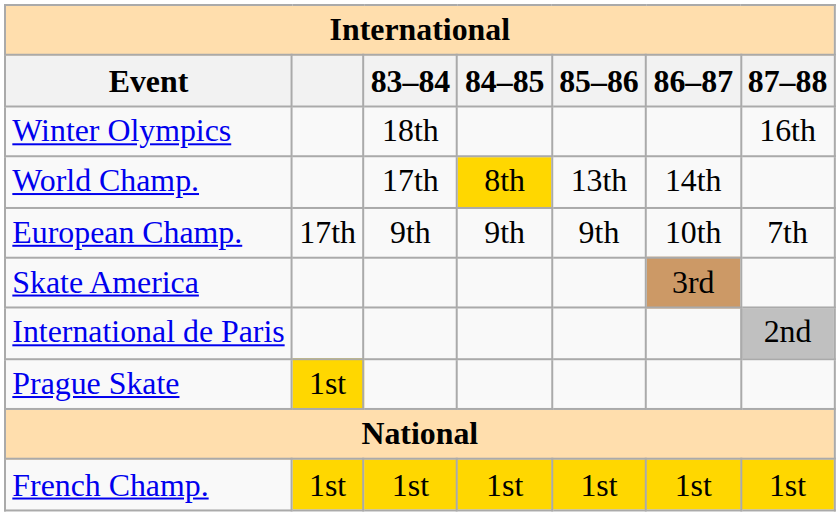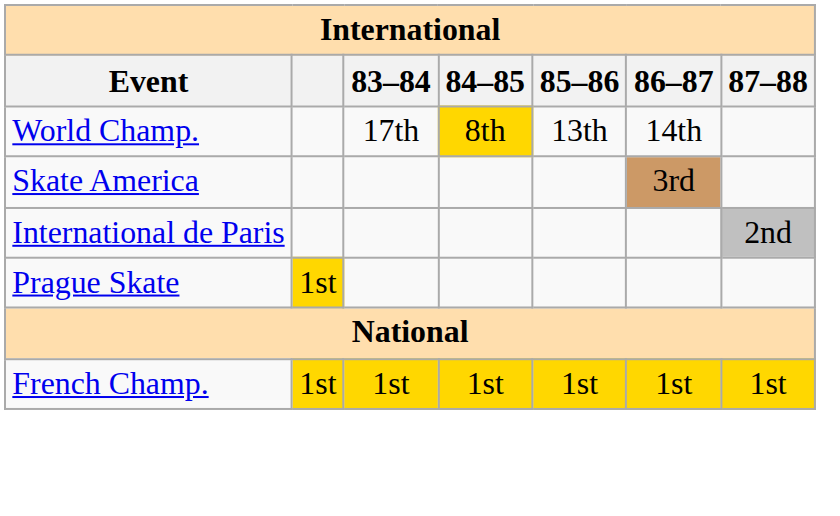- row: (122, 130)
- row: (127, 231)
